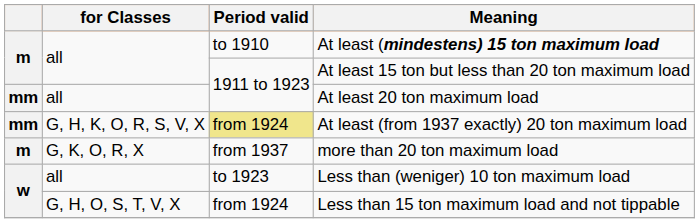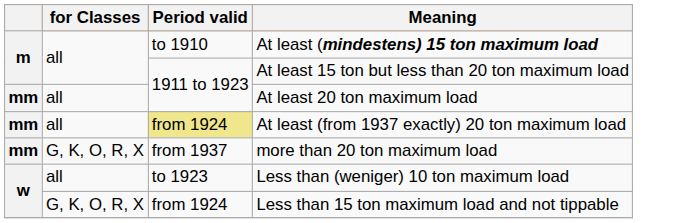(126, 124) G, H, K, O, R, S, V, X -> (54, 124) all
(23, 151) m -> (23, 151) mm
(113, 204) G, H, O, S, T, V, X -> (95, 204) G, K, O, R, X
